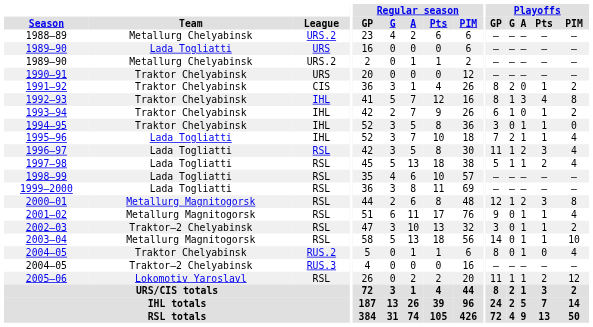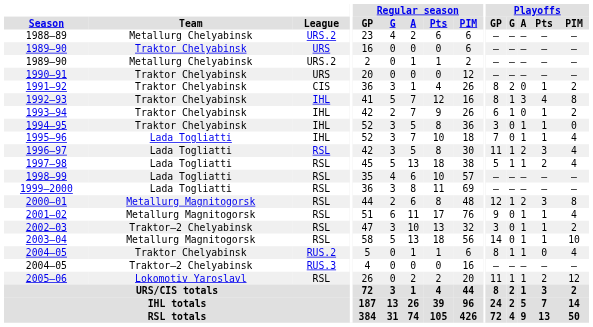(191, 49) Lada Togliatti -> (191, 49) Traktor Chelyabinsk
(512, 138) 2 -> (512, 138) 0
(512, 253) 0 -> (512, 253) 1
